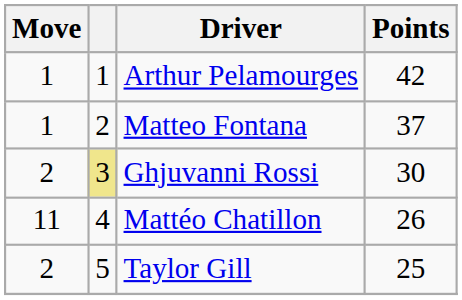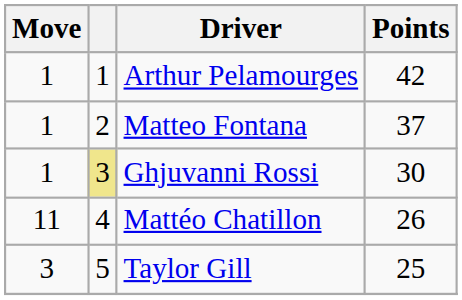(47, 172) 2 -> (47, 172) 1
(47, 268) 2 -> (47, 268) 3
